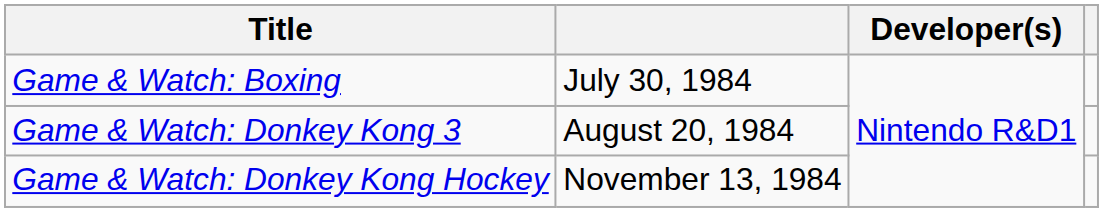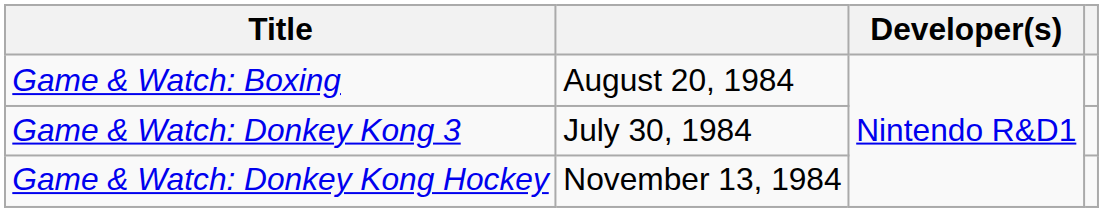(658, 79) July 30, 1984 -> (679, 79) August 20, 1984
(679, 130) August 20, 1984 -> (658, 130) July 30, 1984
